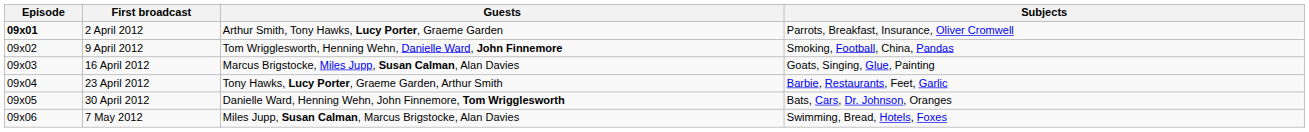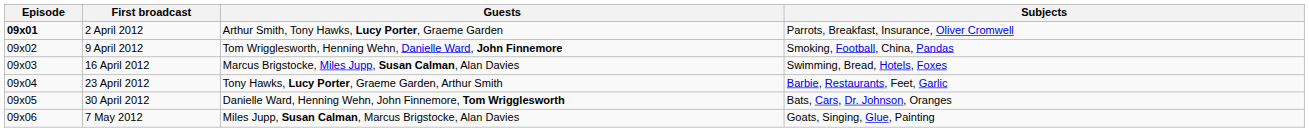(861, 65) Goats, Singing, Glue, Painting -> (867, 65) Swimming, Bread, Hotels, Foxes
(867, 118) Swimming, Bread, Hotels, Foxes -> (861, 118) Goats, Singing, Glue, Painting
